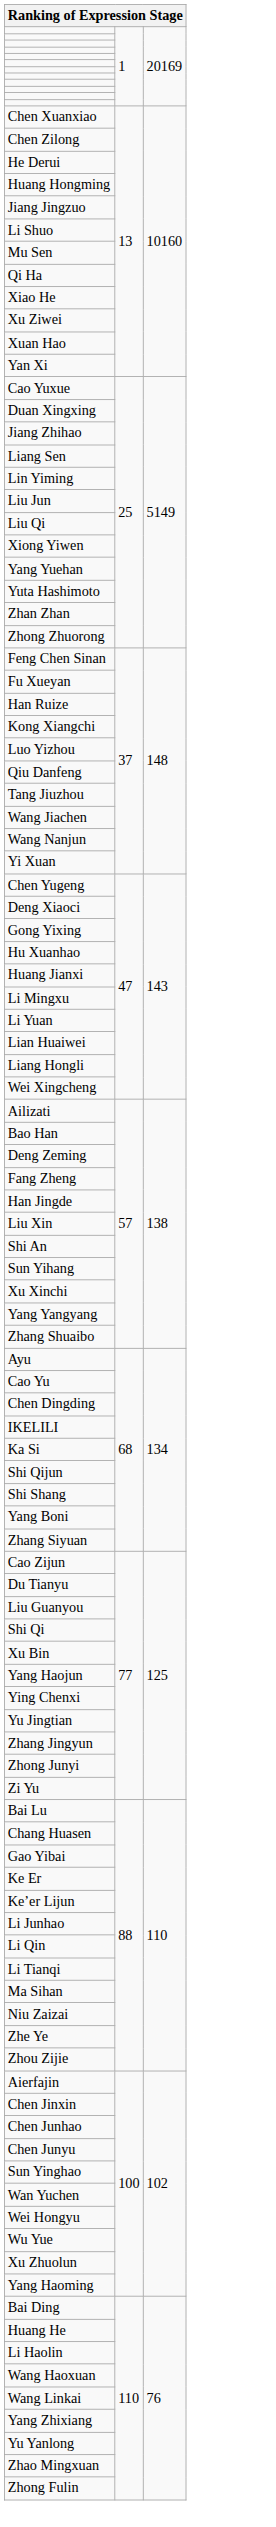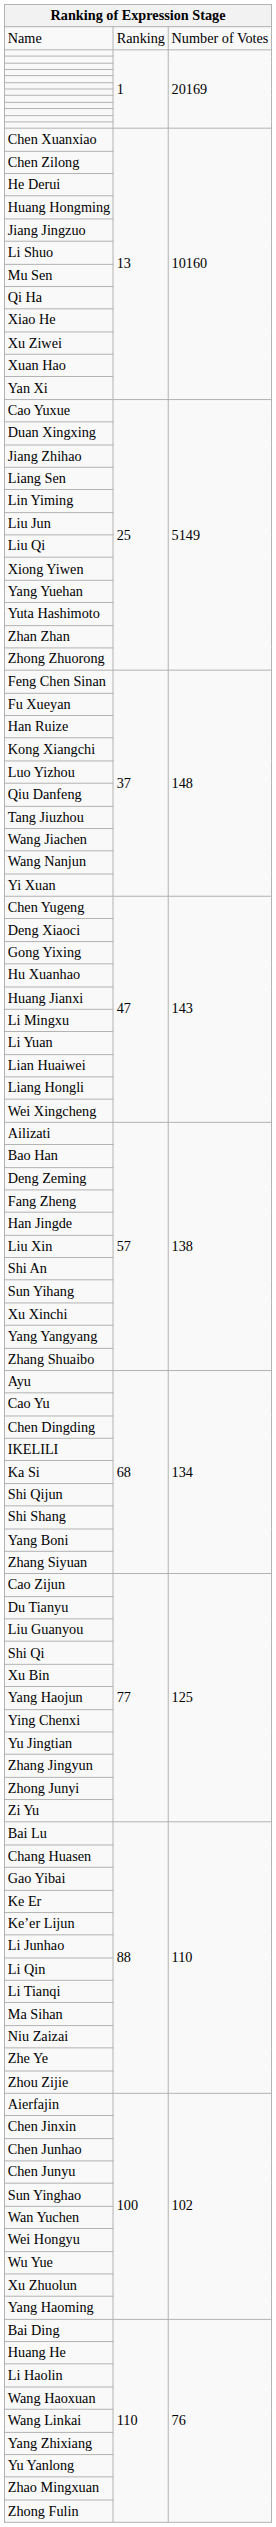+ row: (25, 38)
